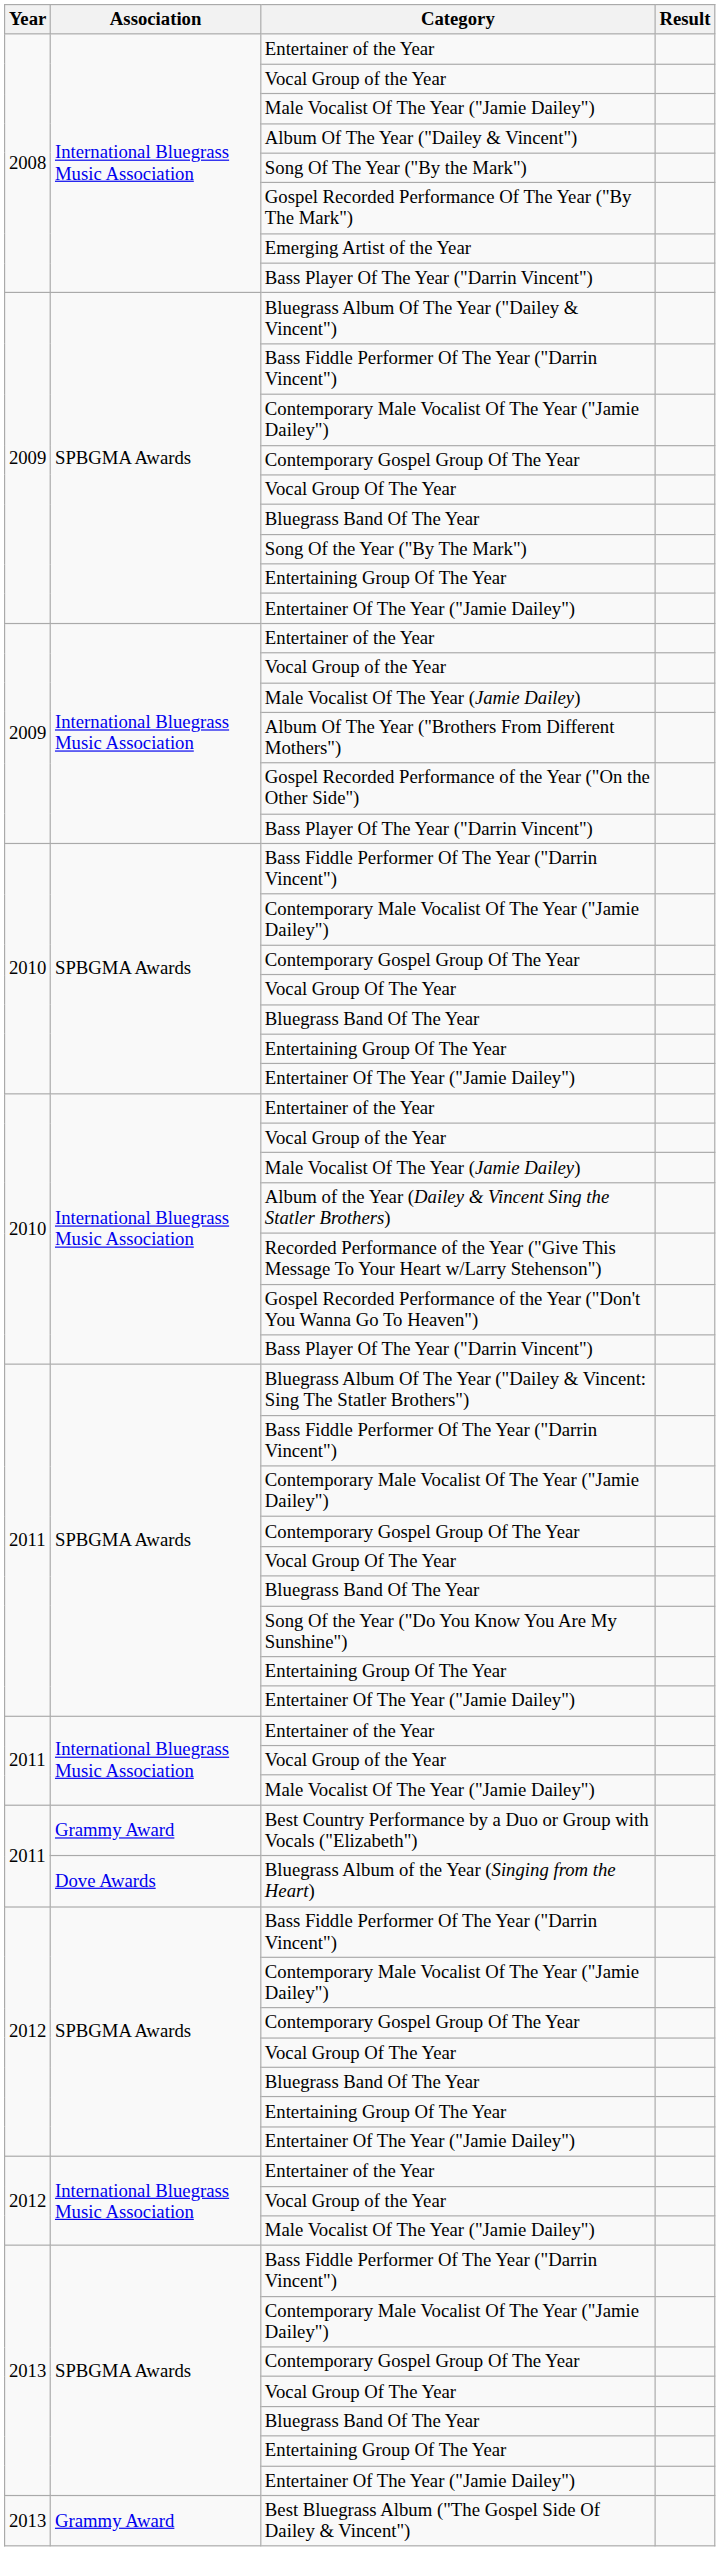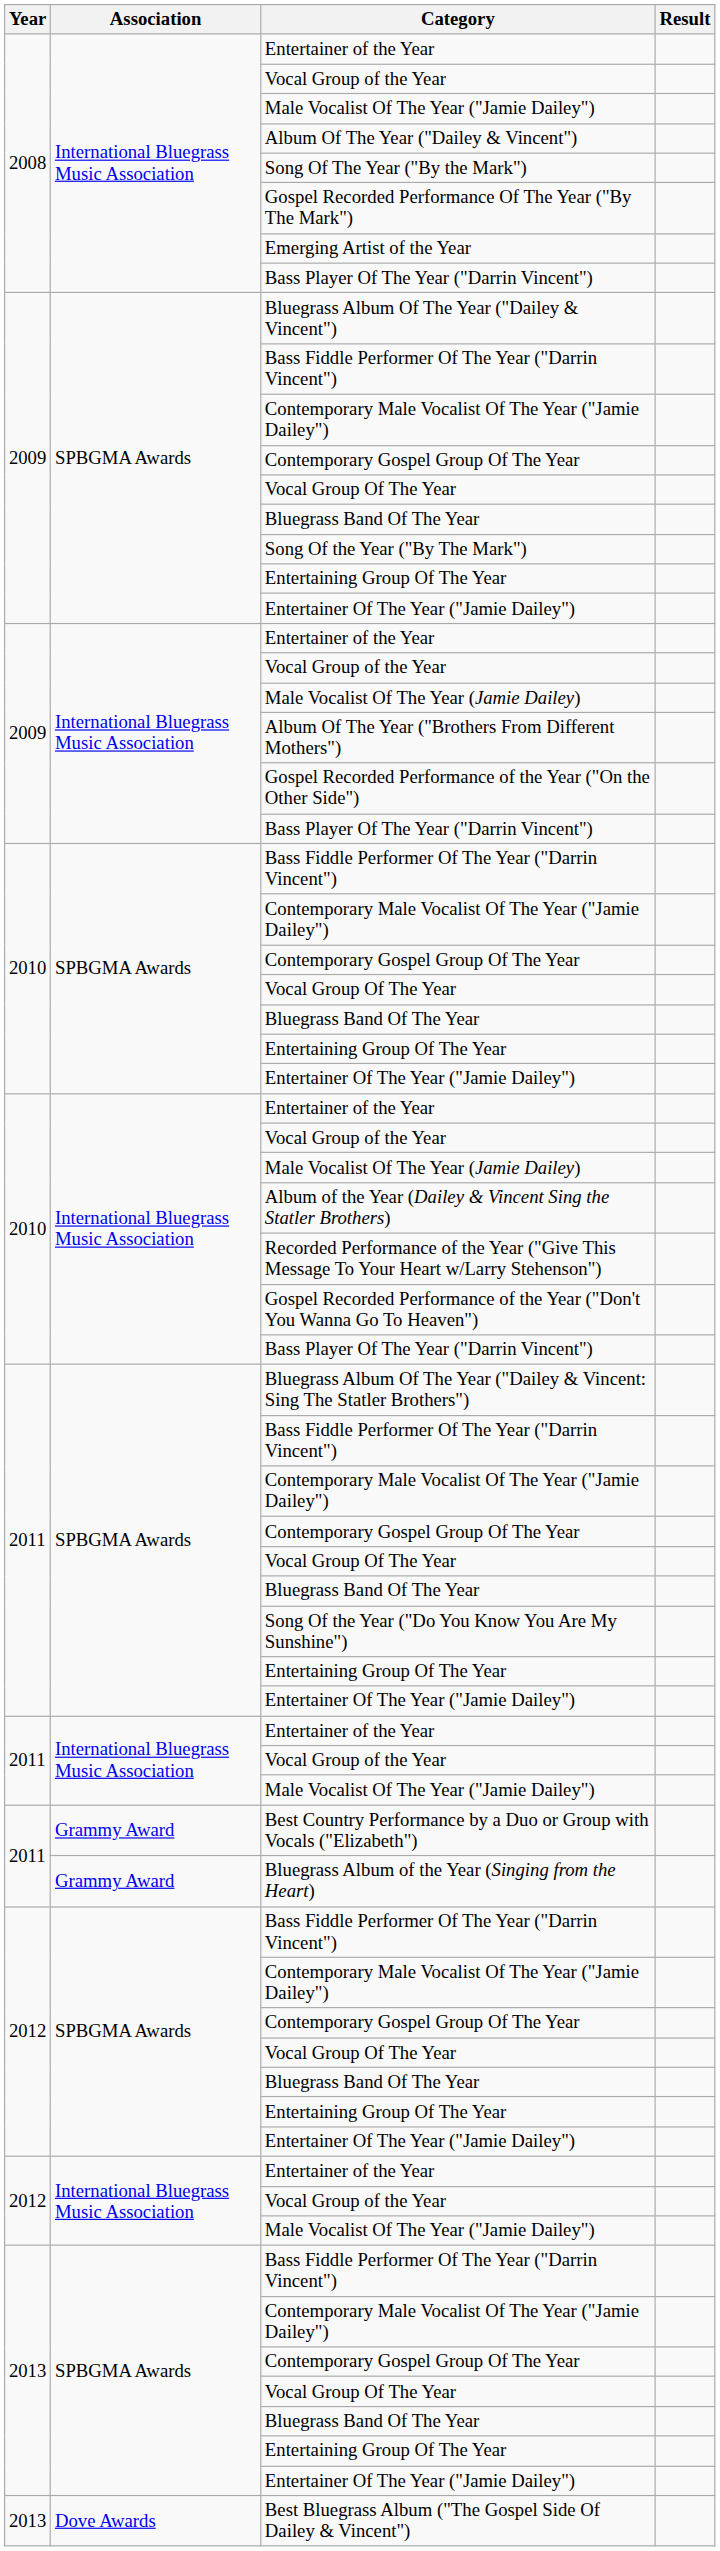(105, 1880) Dove Awards -> (115, 1880) Grammy Award
(115, 2520) Grammy Award -> (105, 2520) Dove Awards
